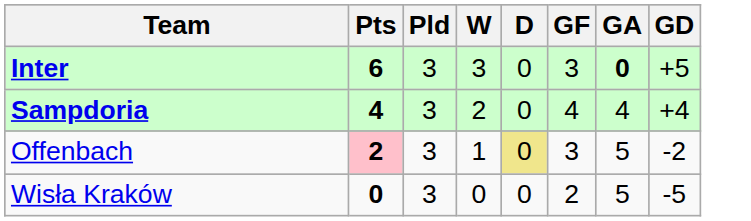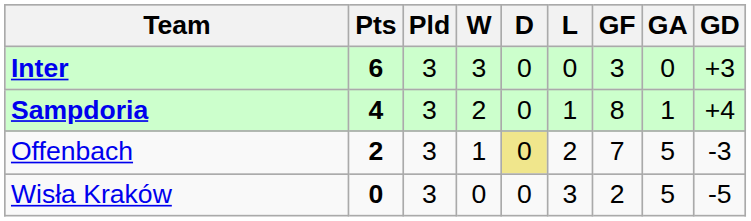+ column: (570, 25)
(622, 67) bold -> (668, 67) normal
(674, 67) +5 -> (720, 67) +3
(572, 109) 4 -> (617, 109) 8
(622, 109) 4 -> (668, 109) 1
(376, 151) pink background -> (376, 151) no background
(572, 151) 3 -> (617, 151) 7
(674, 151) -2 -> (720, 151) -3
